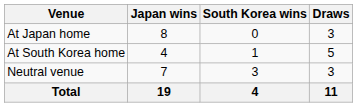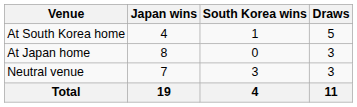rows swapped: (49, 33) <-> (66, 53)
